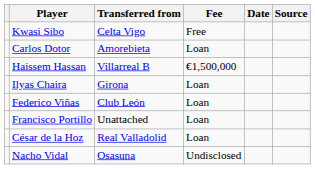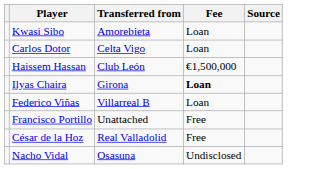- column: (258, 13)
(121, 31) Celta Vigo -> (124, 31) Amorebieta
(196, 31) Free -> (198, 31) Loan
(124, 48) Amorebieta -> (121, 48) Celta Vigo
(123, 66) Villarreal B -> (121, 66) Club León
(198, 84) normal -> (198, 84) bold
(121, 102) Club León -> (123, 102) Villarreal B
(198, 119) Loan -> (196, 119) Free
(198, 137) Loan -> (196, 137) Free
